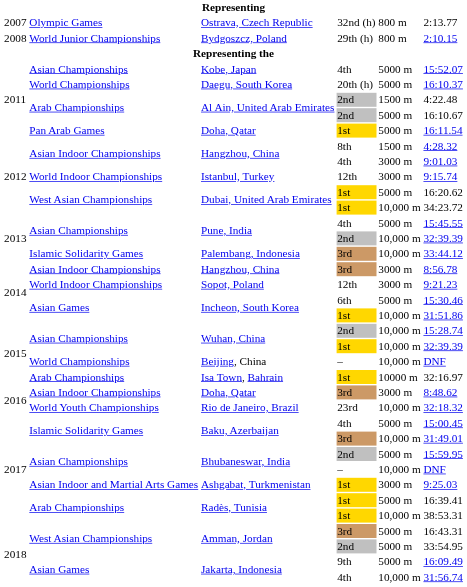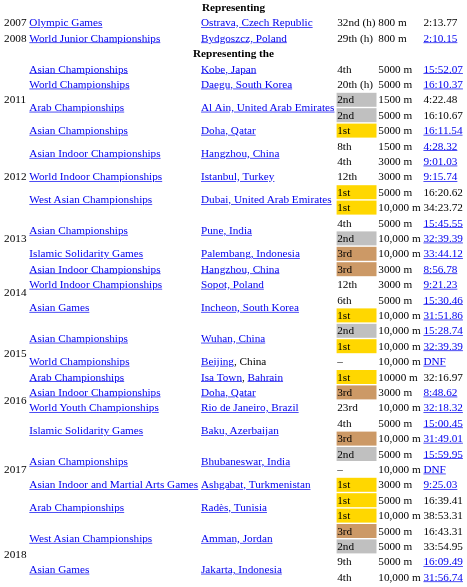(67, 130) Pan Arab Games -> (79, 130) Asian Championships
